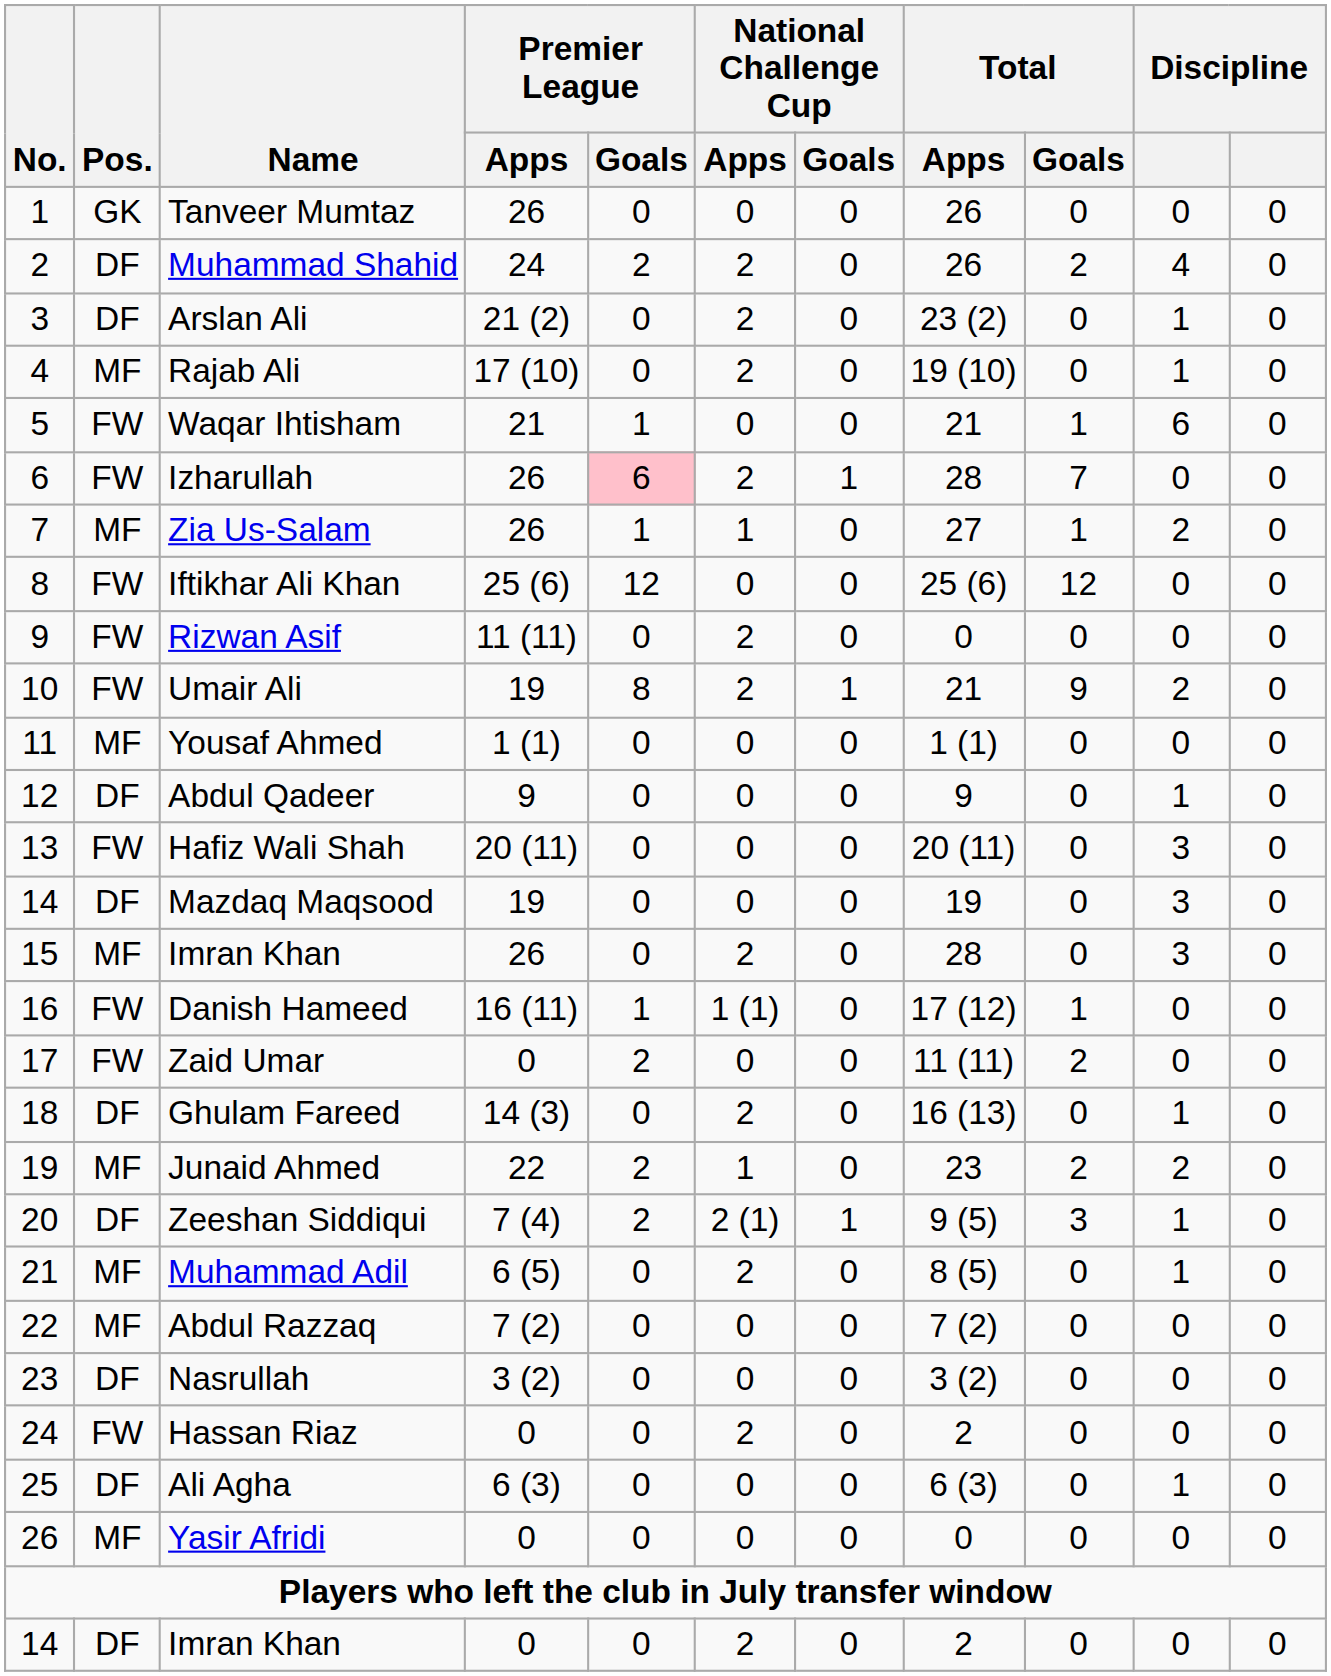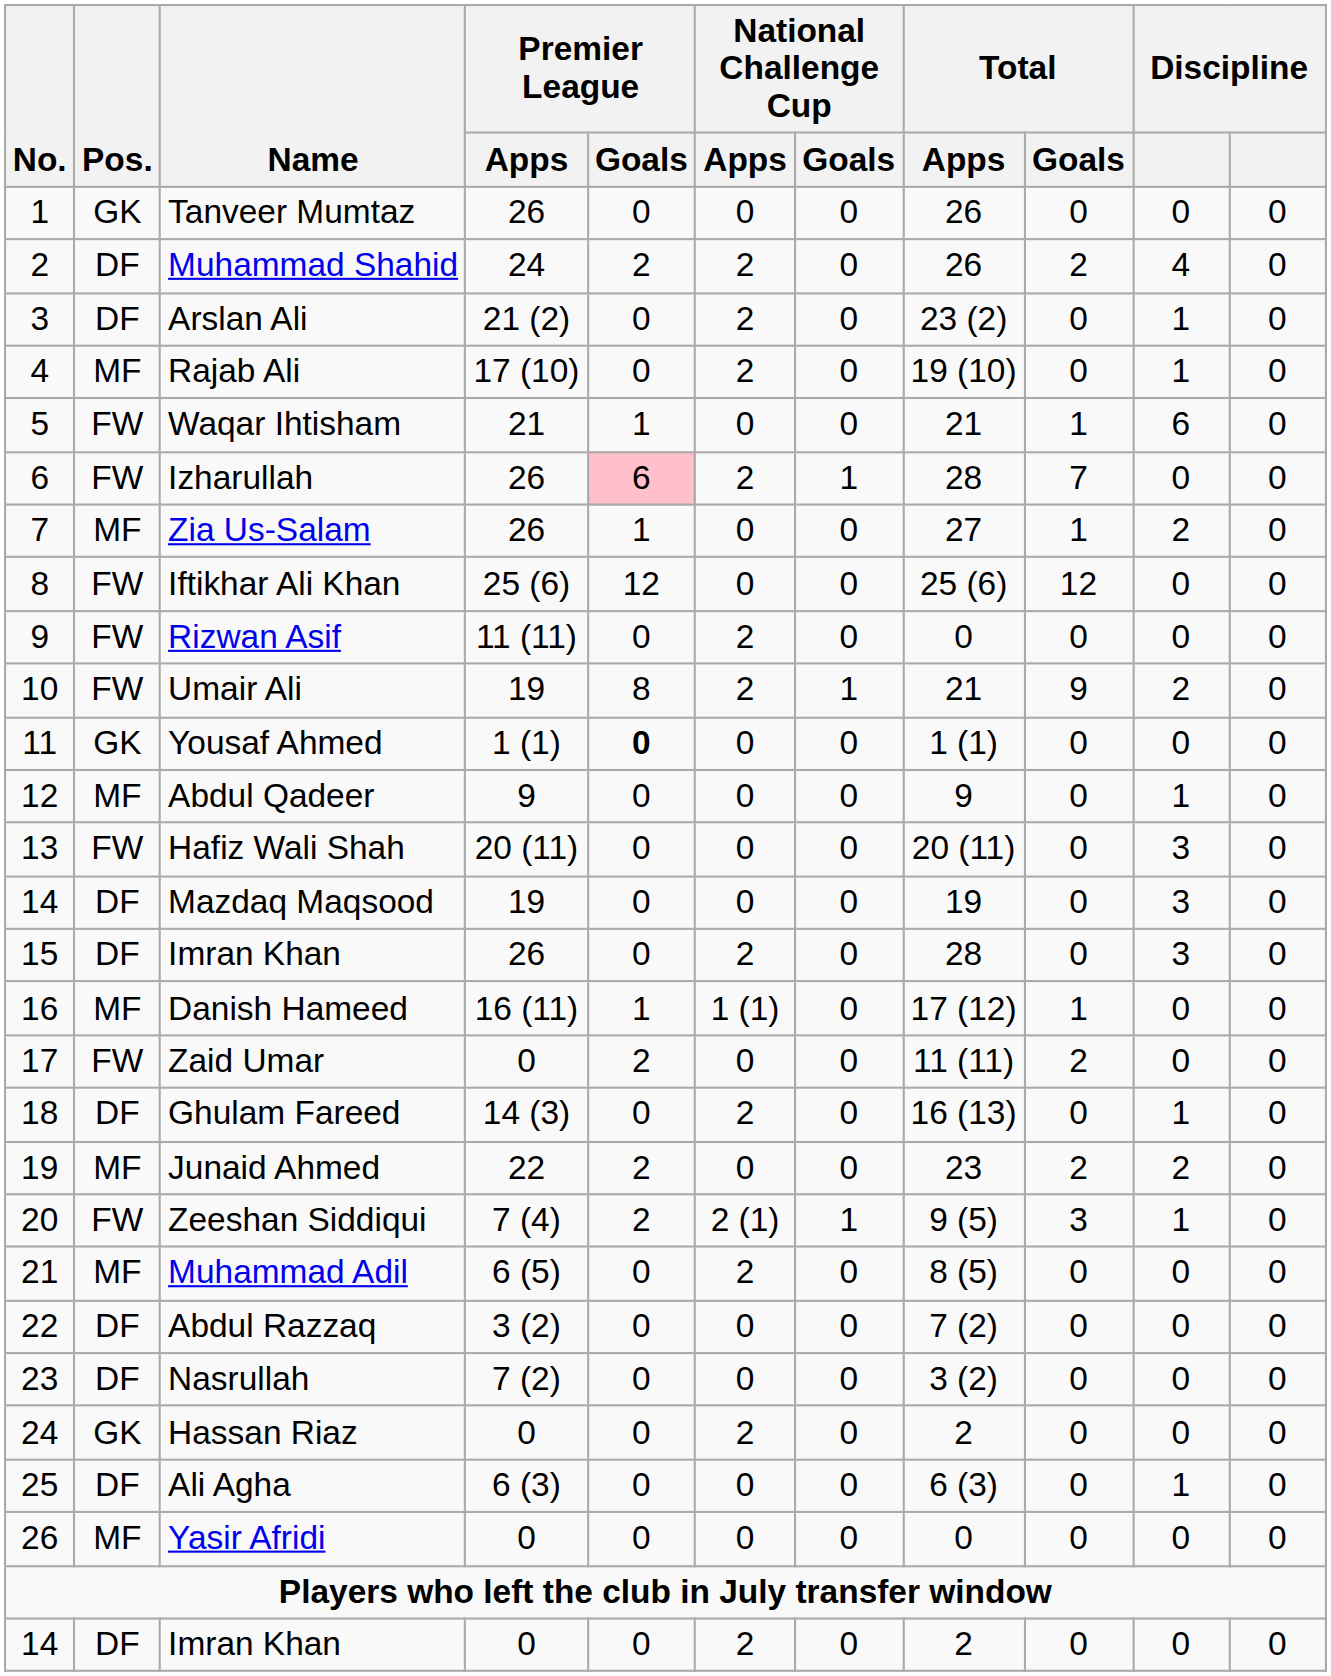(745, 530) 1 -> (745, 530) 0
(117, 742) MF -> (117, 742) GK
(641, 742) normal -> (641, 742) bold
(117, 795) DF -> (117, 795) MF
(117, 954) MF -> (117, 954) DF
(117, 1007) FW -> (117, 1007) MF
(745, 1166) 1 -> (745, 1166) 0
(117, 1219) DF -> (117, 1219) FW
(1181, 1272) 1 -> (1181, 1272) 0
(117, 1326) MF -> (117, 1326) DF
(526, 1326) 7 (2) -> (526, 1326) 3 (2)
(526, 1379) 3 (2) -> (526, 1379) 7 (2)
(117, 1432) FW -> (117, 1432) GK
